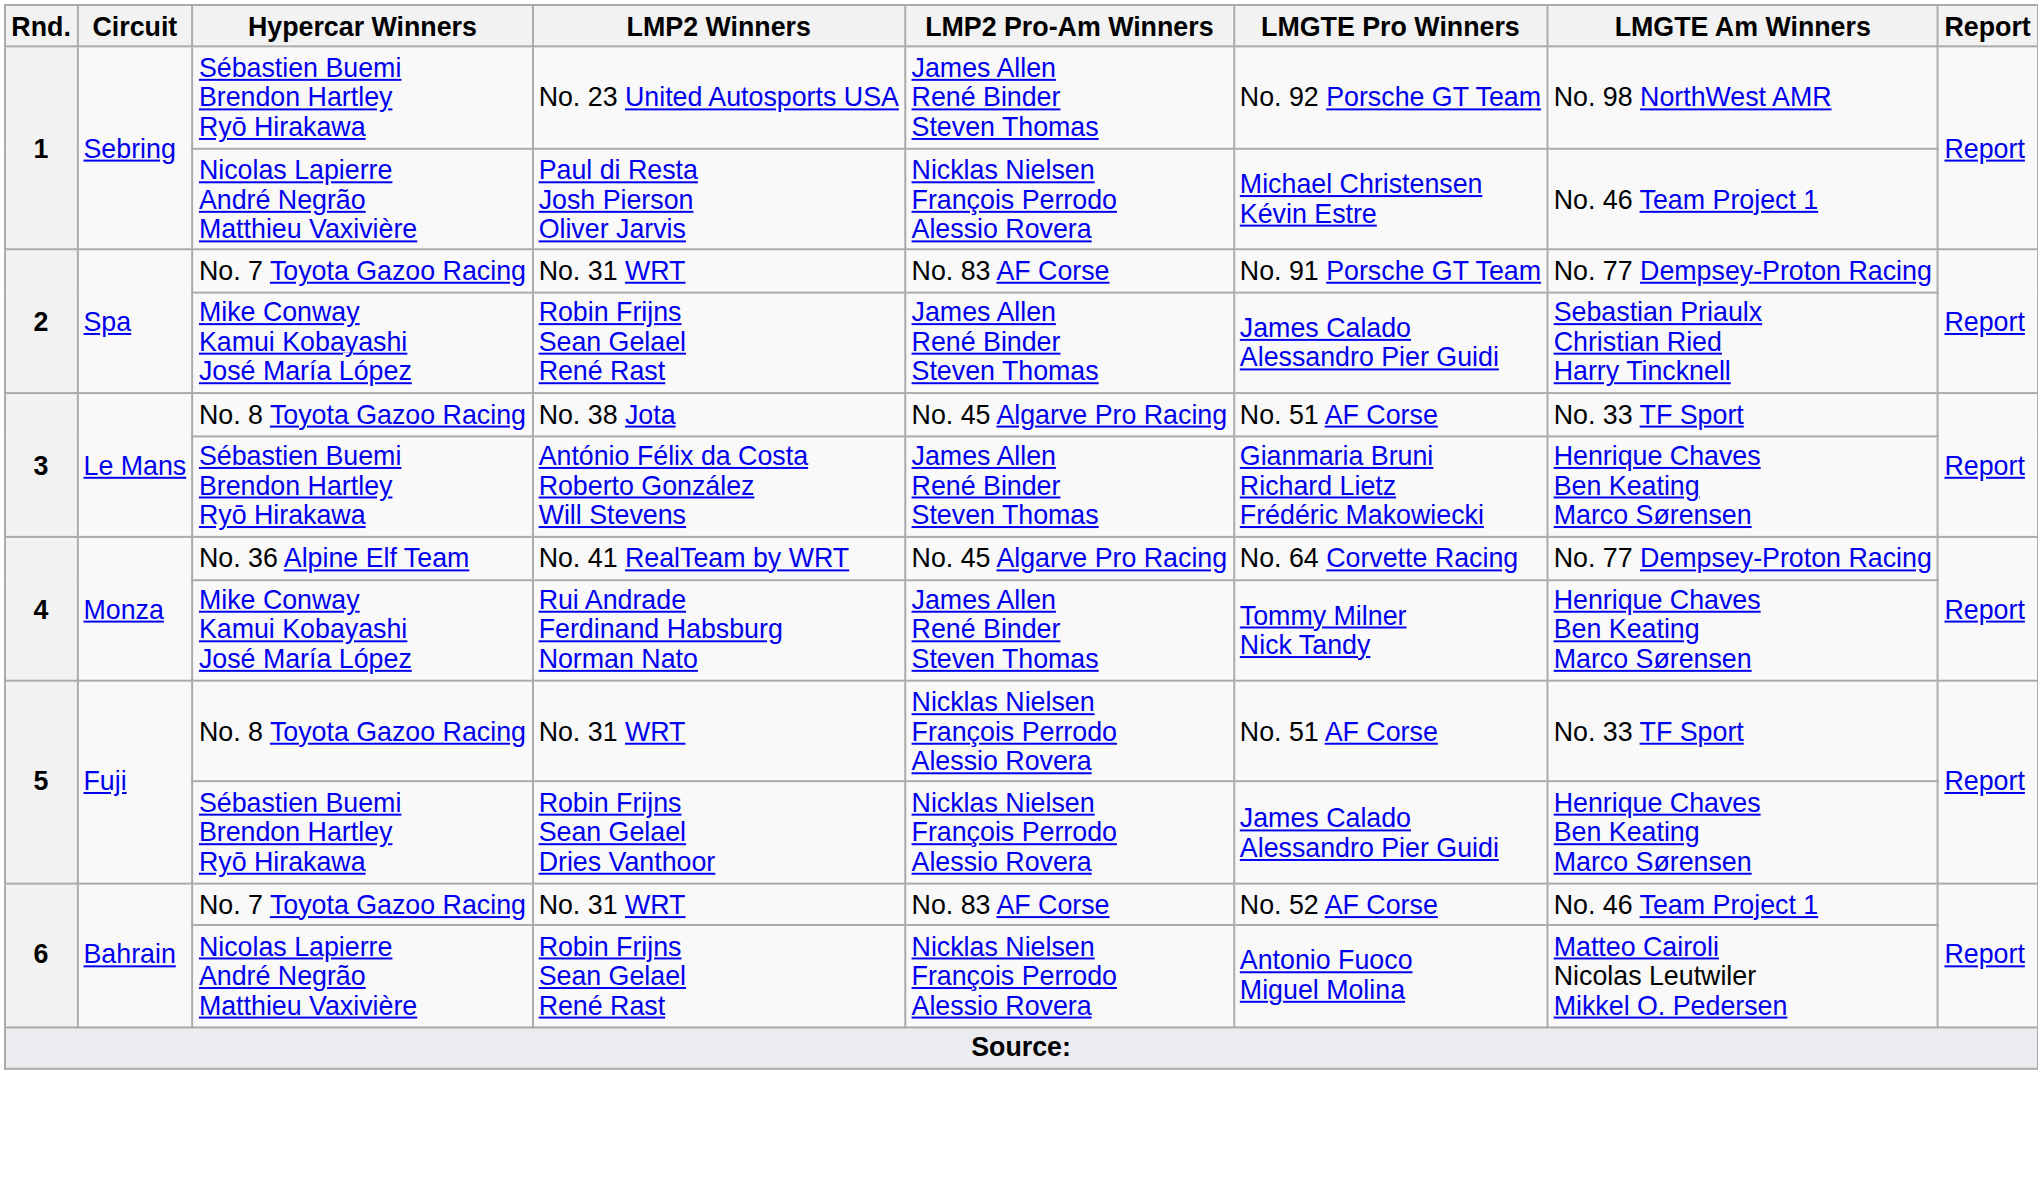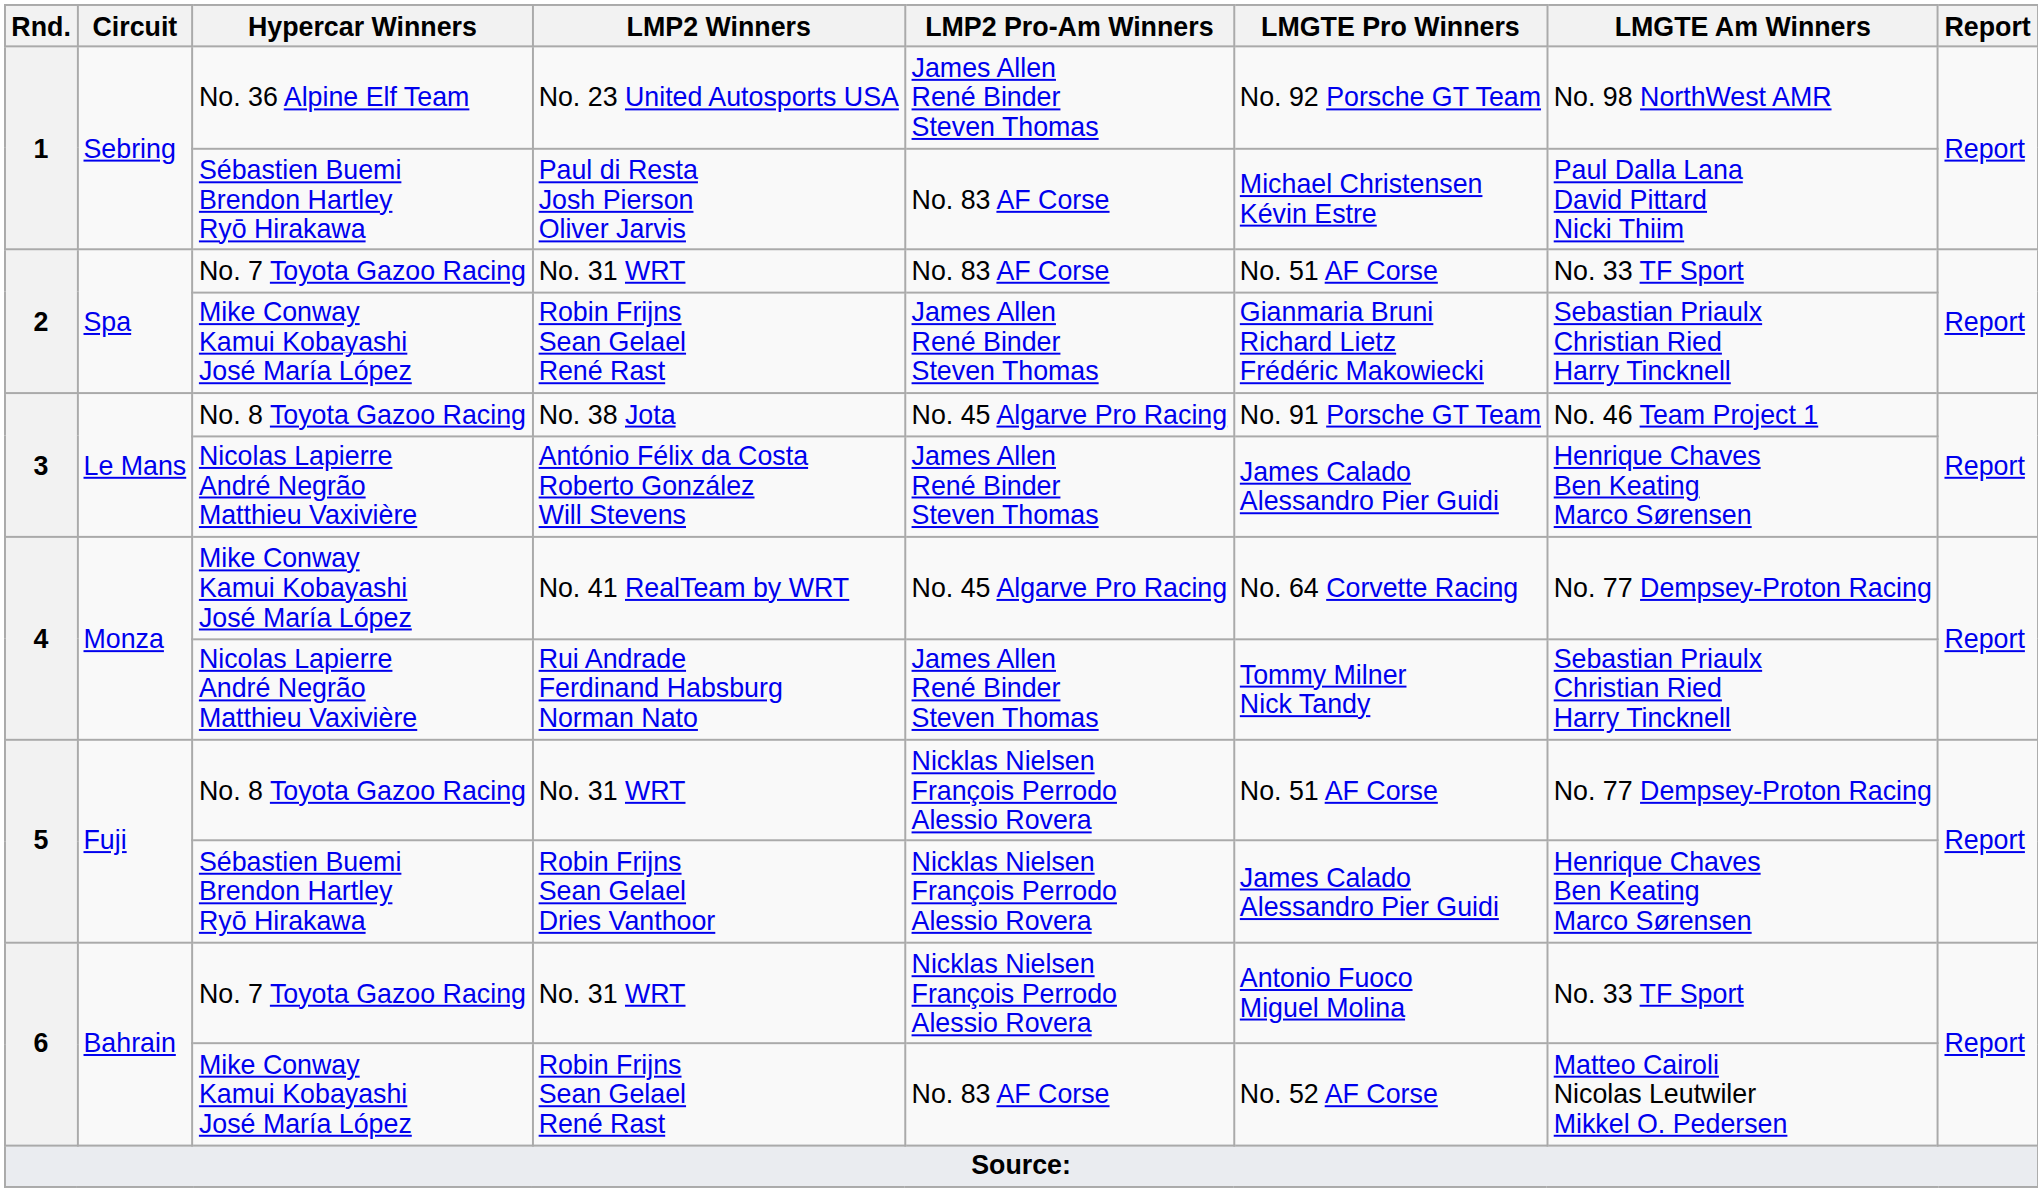(300, 97) Sébastien Buemi Brendon Hartley Ryō Hirakawa -> (334, 97) No. 36 Alpine Elf Team
(308, 199) Nicolas Lapierre André Negrão Matthieu Vaxivière -> (300, 199) Sébastien Buemi Brendon Hartley Ryō Hirakawa
(1014, 199) Nicklas Nielsen François Perrodo Alessio Rovera -> (1011, 199) No. 83 AF Corse
(1686, 199) No. 46 Team Project 1 -> (1648, 199) Paul Dalla Lana David Pittard Nicki Thiim
(1390, 271) No. 91 Porsche GT Team -> (1339, 271) No. 51 AF Corse
(1743, 271) No. 77 Dempsey-Proton Racing -> (1649, 271) No. 33 TF Sport
(1369, 342) James Calado Alessandro Pier Guidi -> (1362, 342) Gianmaria Bruni Richard Lietz Frédéric Makowiecki
(1339, 414) No. 51 AF Corse -> (1390, 414) No. 91 Porsche GT Team
(1649, 414) No. 33 TF Sport -> (1686, 414) No. 46 Team Project 1
(300, 486) Sébastien Buemi Brendon Hartley Ryō Hirakawa -> (308, 486) Nicolas Lapierre André Negrão Matthieu Vaxivière
(1362, 486) Gianmaria Bruni Richard Lietz Frédéric Makowiecki -> (1369, 486) James Calado Alessandro Pier Guidi
(334, 558) No. 36 Alpine Elf Team -> (305, 587) Mike Conway Kamui Kobayashi José María López
(305, 629) Mike Conway Kamui Kobayashi José María López -> (308, 689) Nicolas Lapierre André Negrão Matthieu Vaxivière
(1657, 629) Henrique Chaves Ben Keating Marco Sørensen -> (1658, 689) Sebastian Priaulx Christian Ried Harry Tincknell
(1649, 731) No. 33 TF Sport -> (1743, 790) No. 77 Dempsey-Proton Racing
(1011, 904) No. 83 AF Corse -> (1014, 993) Nicklas Nielsen François Perrodo Alessio Rovera
(1339, 904) No. 52 AF Corse -> (1326, 993) Antonio Fuoco Miguel Molina
(1686, 904) No. 46 Team Project 1 -> (1649, 993) No. 33 TF Sport
(308, 976) Nicolas Lapierre André Negrão Matthieu Vaxivière -> (305, 1094) Mike Conway Kamui Kobayashi José María López
(1014, 976) Nicklas Nielsen François Perrodo Alessio Rovera -> (1011, 1094) No. 83 AF Corse
(1326, 976) Antonio Fuoco Miguel Molina -> (1339, 1094) No. 52 AF Corse
